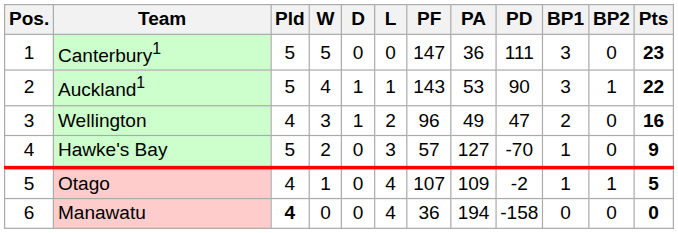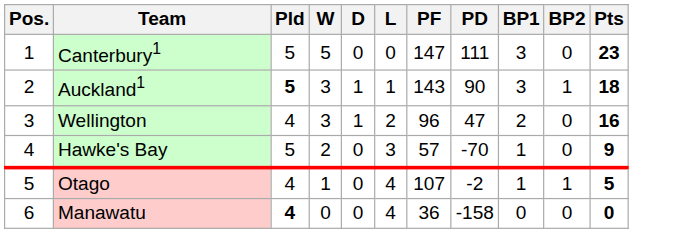- column: (474, 19)
(290, 87) normal -> (290, 87) bold
(325, 87) 4 -> (325, 87) 3
(654, 87) 22 -> (609, 87) 18
